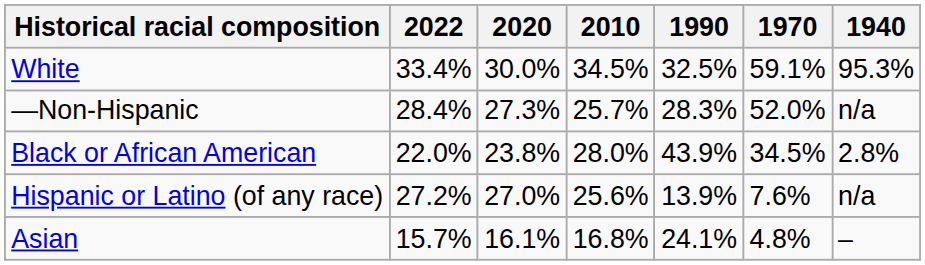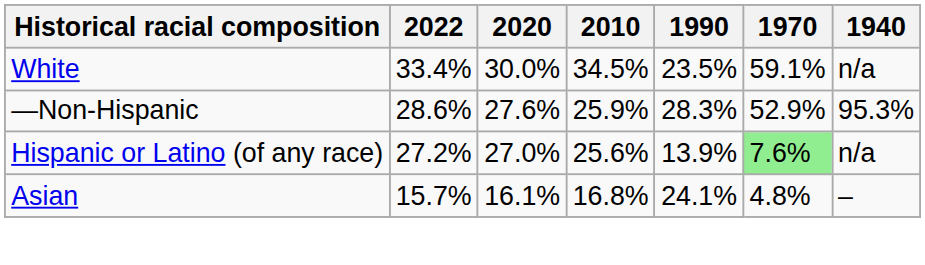(699, 69) 32.5% -> (699, 69) 23.5%
(876, 69) 95.3% -> (857, 69) n/a
(434, 111) 28.4% -> (434, 111) 28.6%
(522, 111) 27.3% -> (522, 111) 27.6%
(611, 111) 25.7% -> (611, 111) 25.9%
(788, 111) 52.0% -> (788, 111) 52.9%
(857, 111) n/a -> (876, 111) 95.3%
- row: (164, 153)
(780, 196) no background -> (780, 153) lightgreen background
